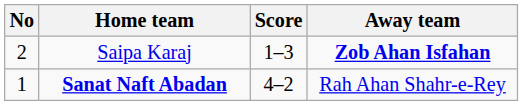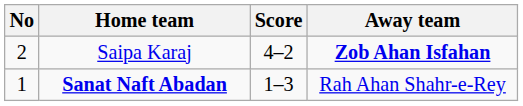(279, 52) 1–3 -> (279, 52) 4–2
(279, 84) 4–2 -> (279, 84) 1–3
